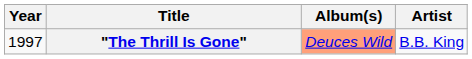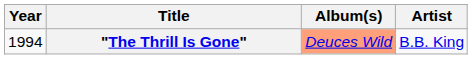(25, 41) 1997 -> (25, 41) 1994
